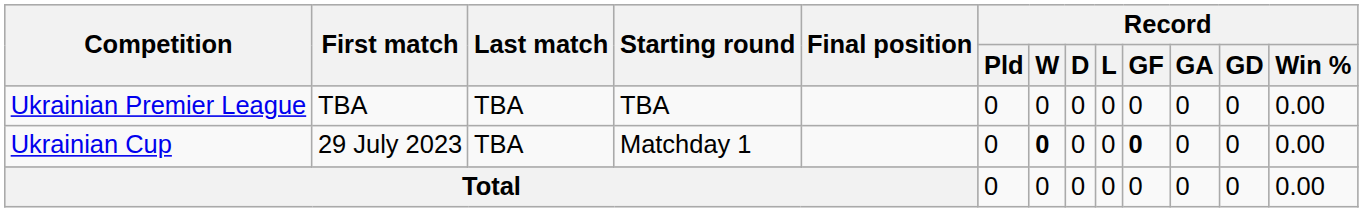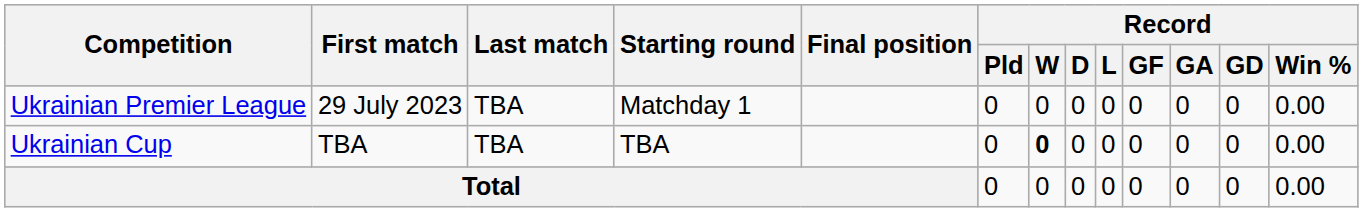(343, 105) TBA -> (390, 105) 29 July 2023
(645, 105) TBA -> (686, 105) Matchday 1
(390, 145) 29 July 2023 -> (343, 145) TBA
(686, 145) Matchday 1 -> (645, 145) TBA
(1136, 145) bold -> (1136, 145) normal
